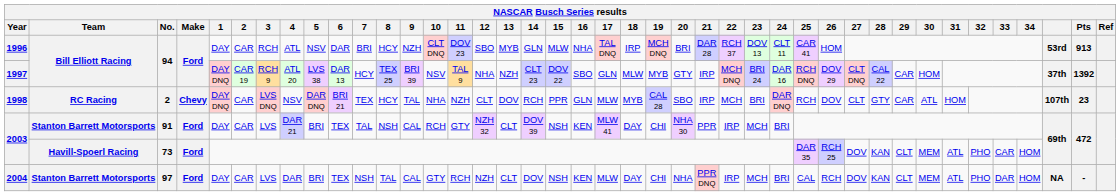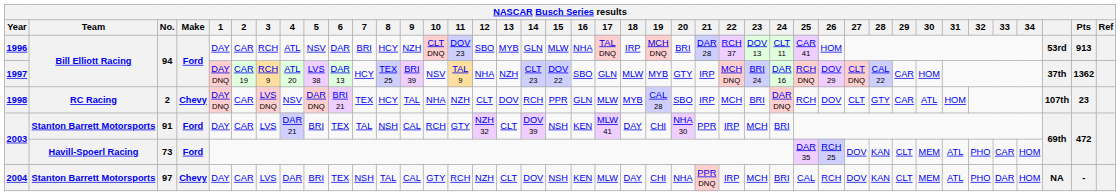(1084, 74) 1392 -> (1084, 74) 1362
(193, 178) Ford -> (193, 178) Chevy
